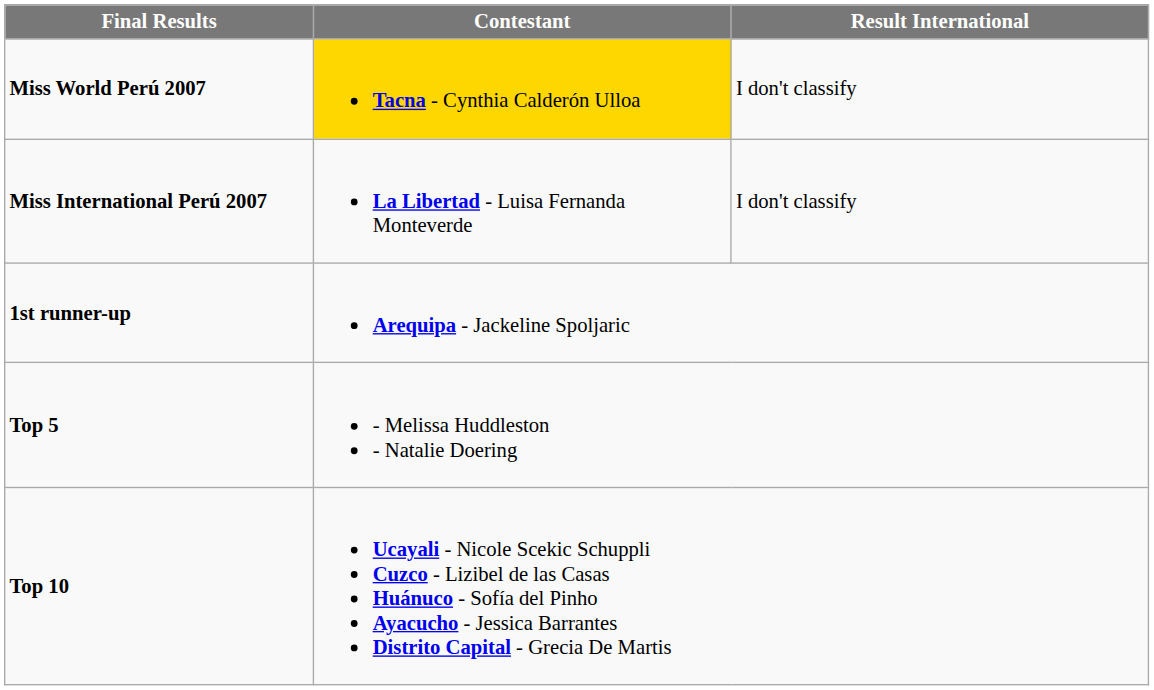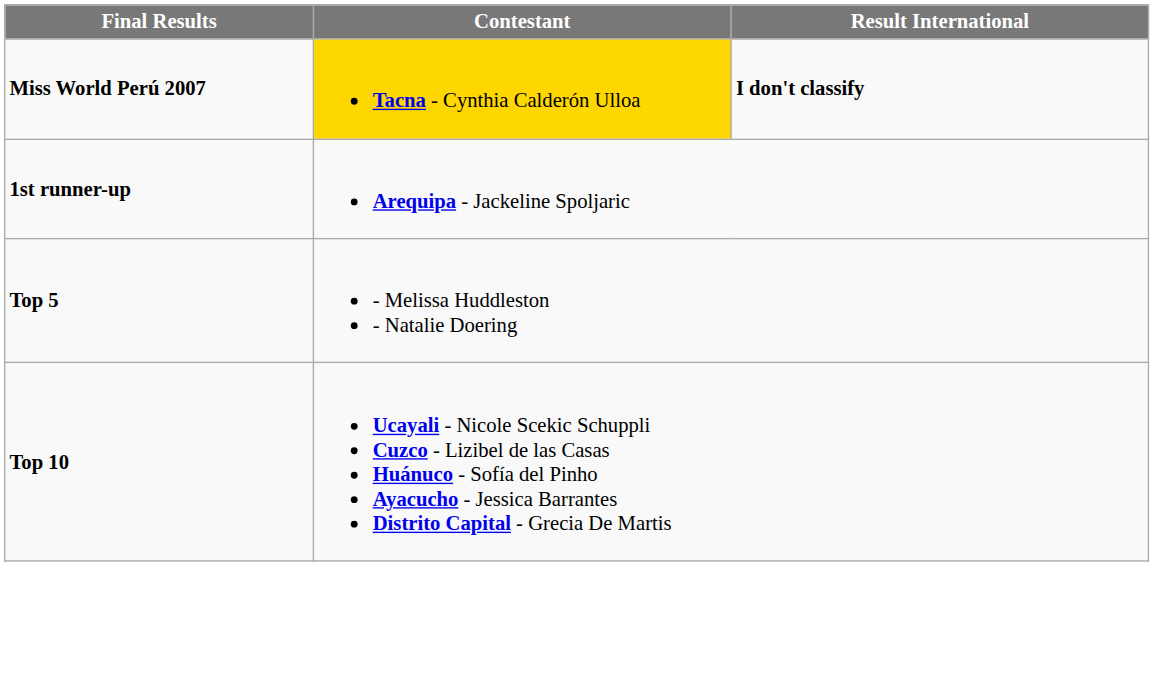(796, 88) normal -> (800, 88) bold
- row: (138, 200)
